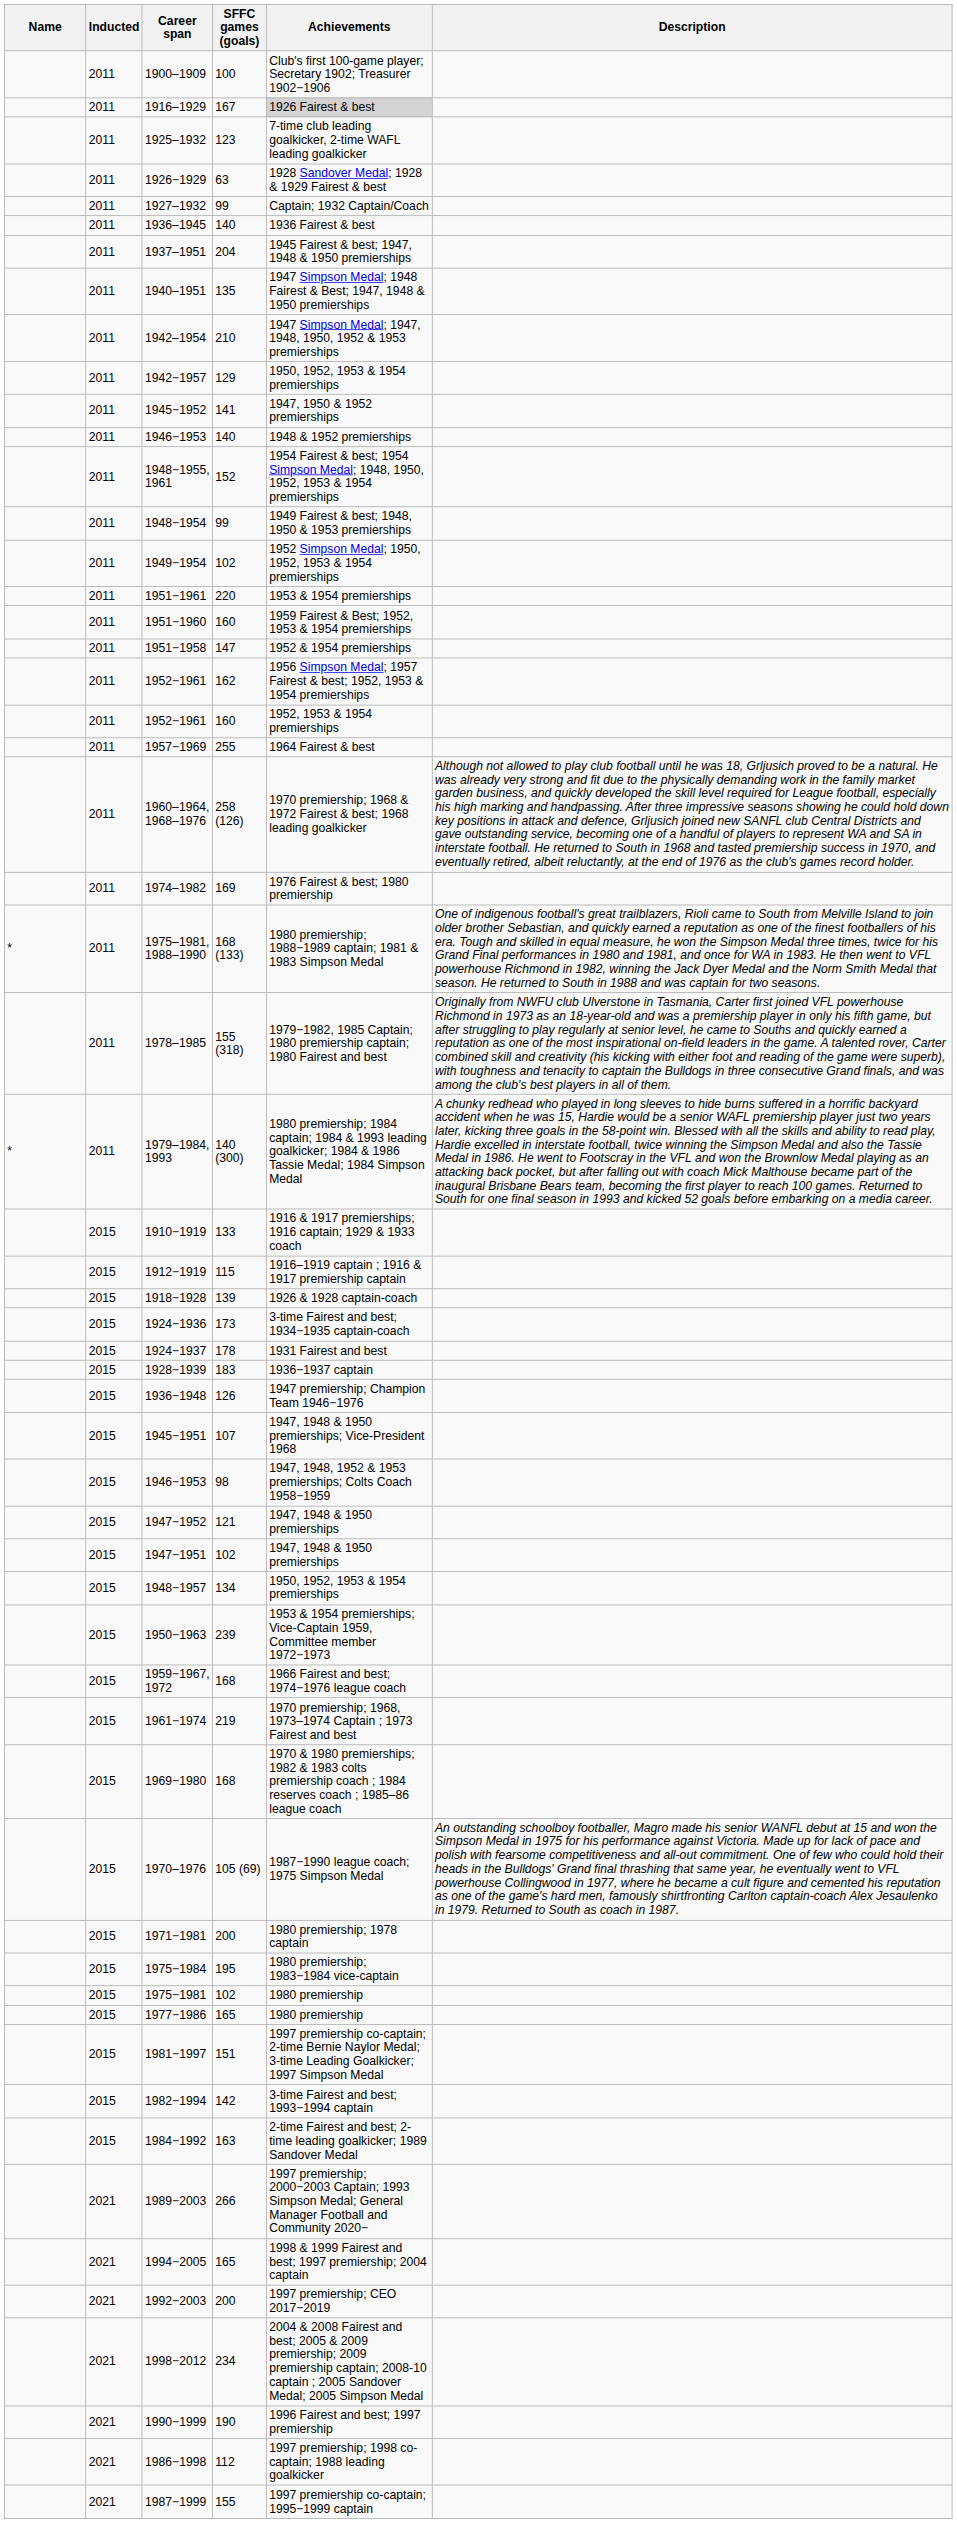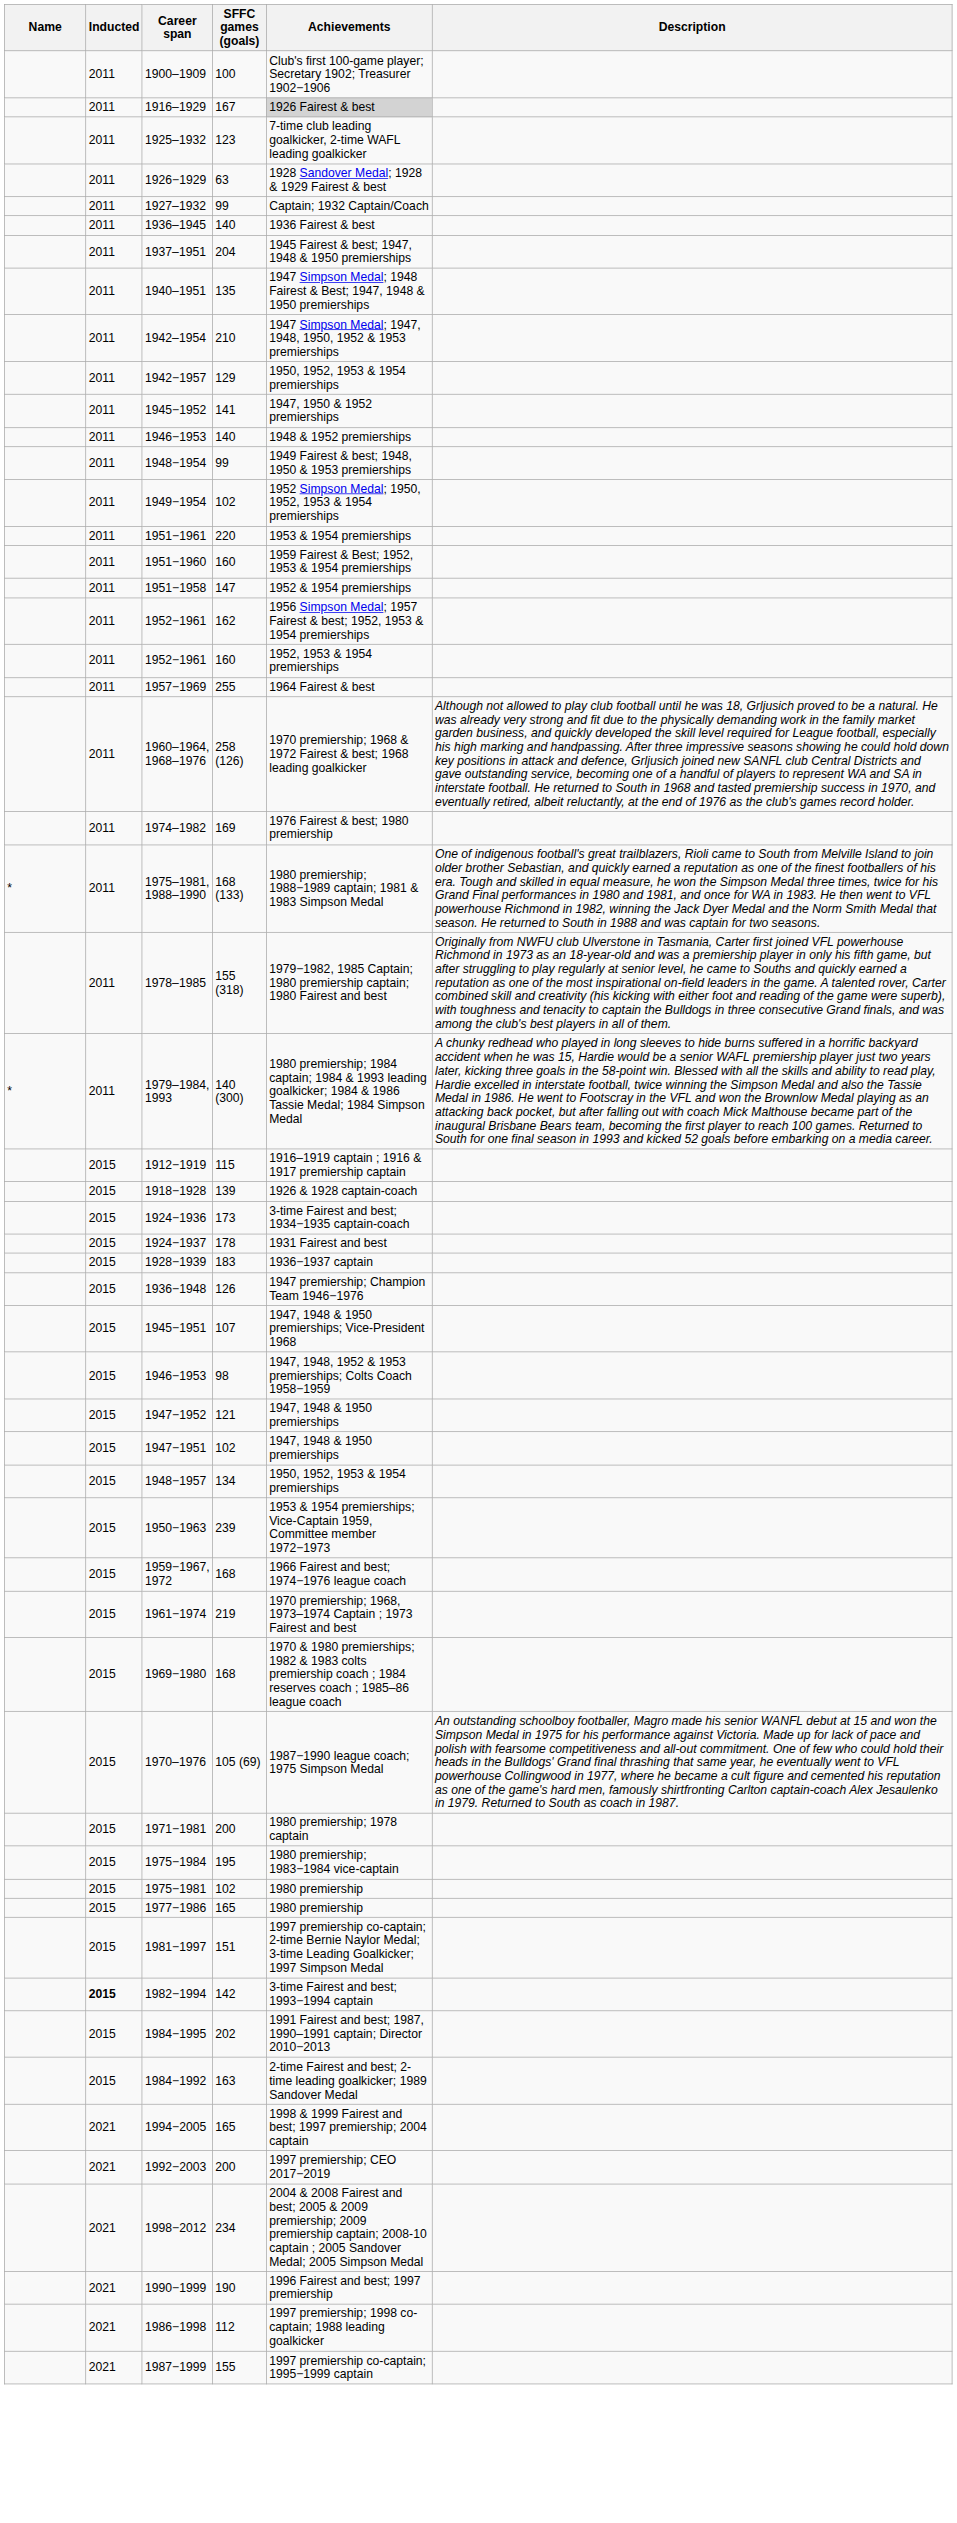- row: (177, 476)
- row: (176, 1232)
(102, 2101) normal -> (102, 1994) bold
+ row: (176, 2034)
- row: (176, 2201)
